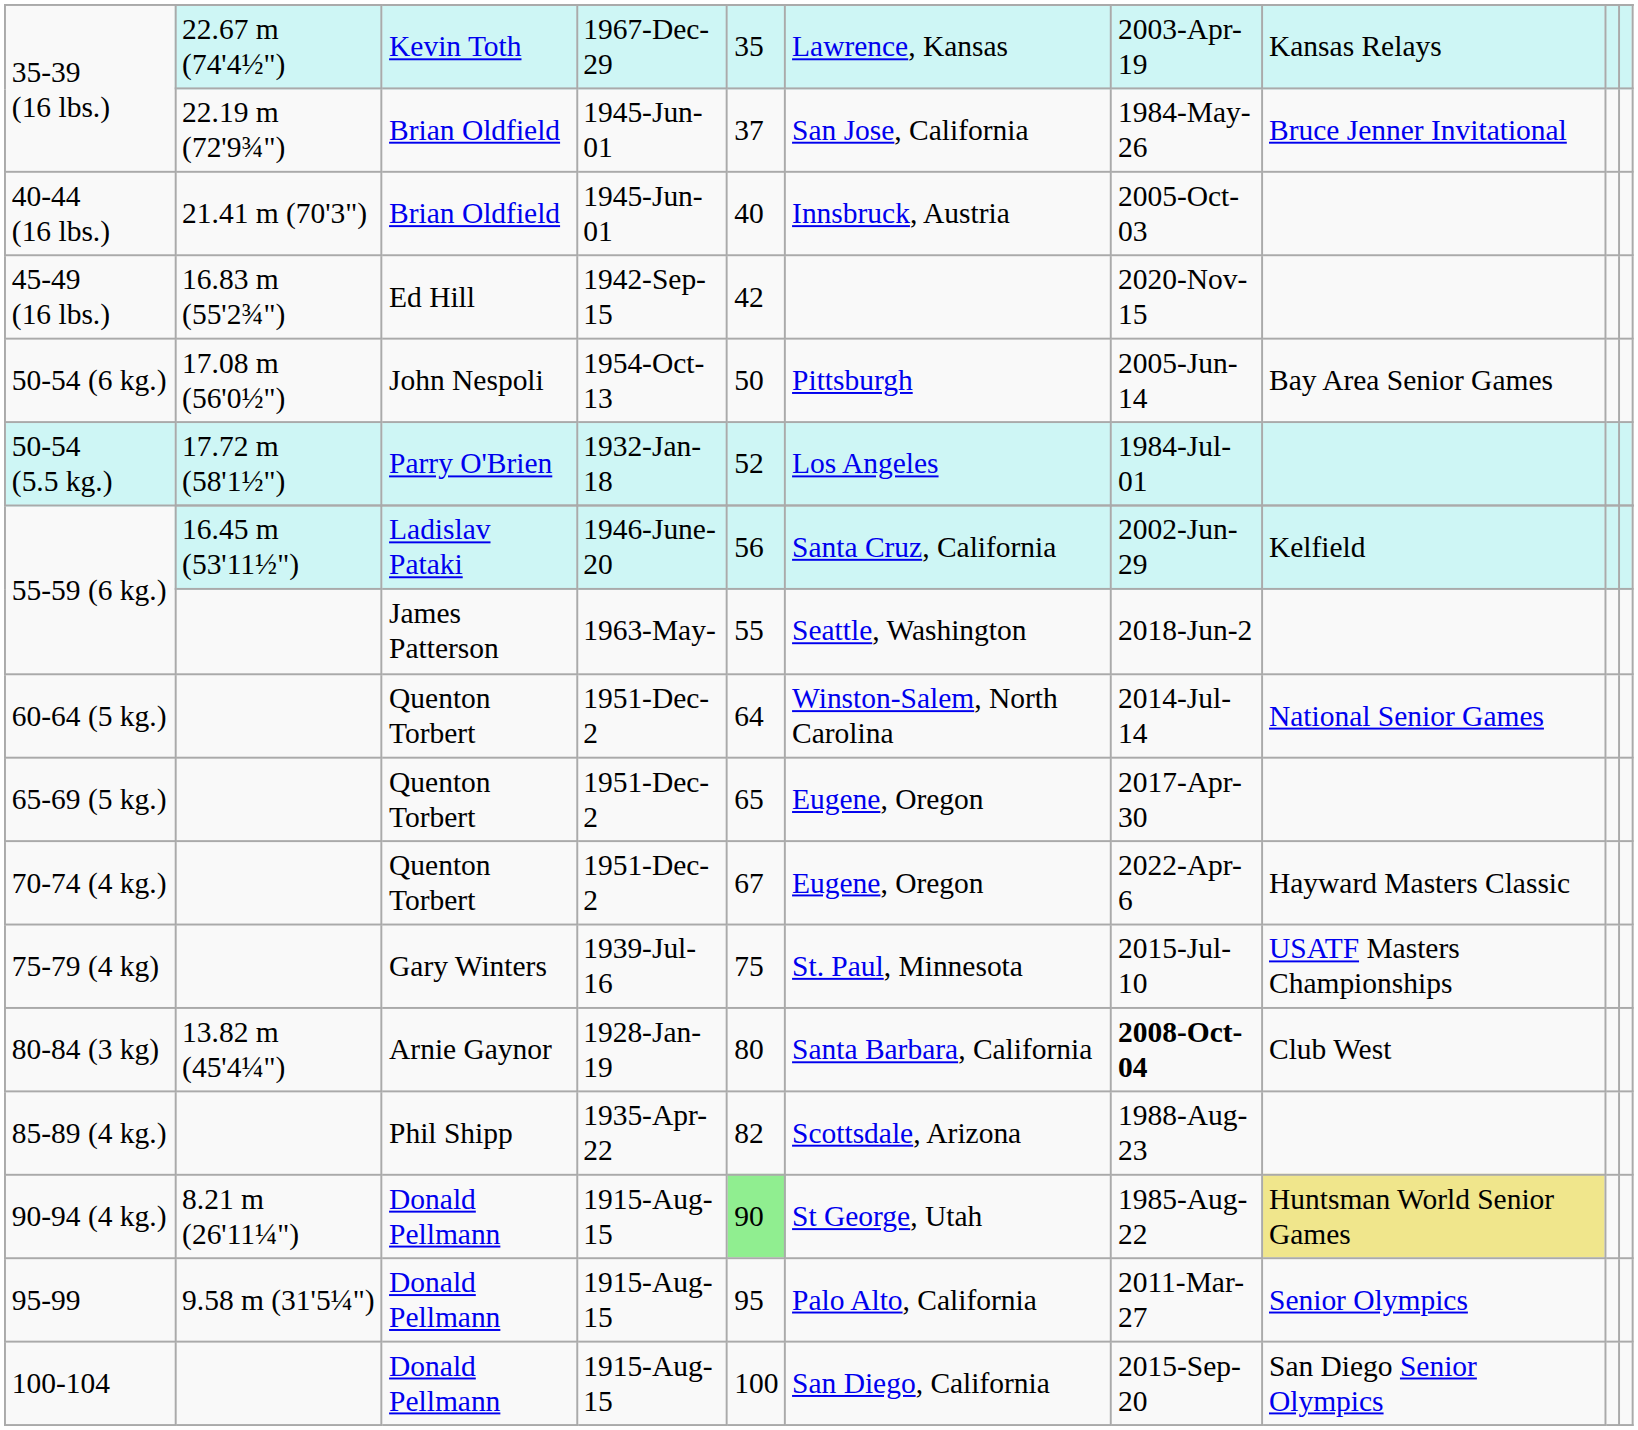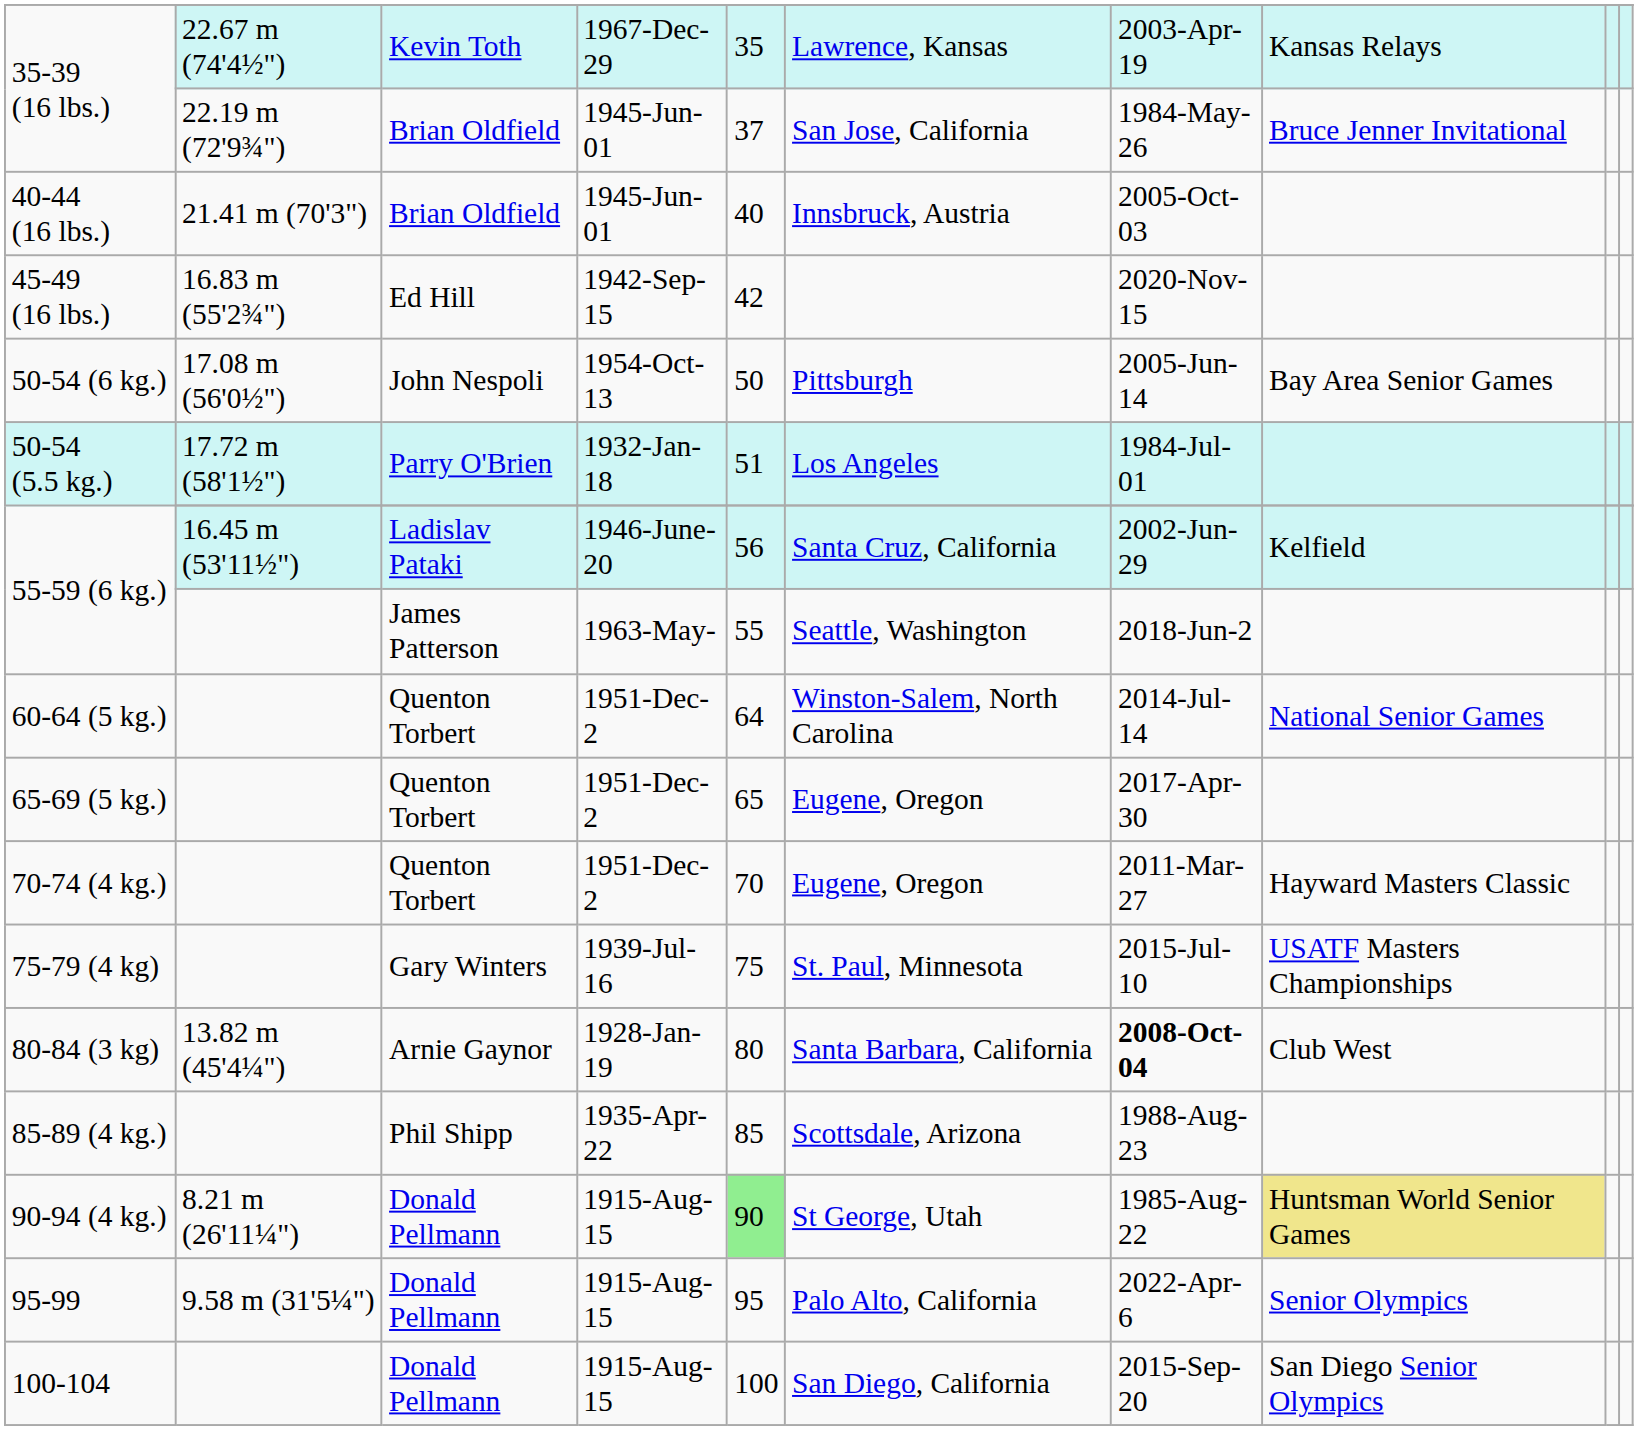(749, 464) 52 -> (749, 464) 51
(749, 881) 67 -> (749, 881) 70
(1180, 881) 2022-Apr-6 -> (1181, 881) 2011-Mar-27
(749, 1132) 82 -> (749, 1132) 85
(1181, 1299) 2011-Mar-27 -> (1180, 1299) 2022-Apr-6
